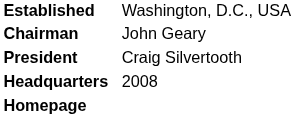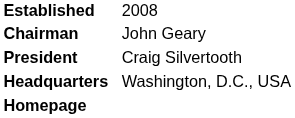(206, 10) Washington, D.C., USA -> (140, 10) 2008
(140, 81) 2008 -> (206, 81) Washington, D.C., USA
